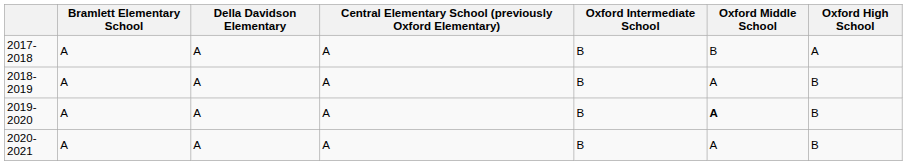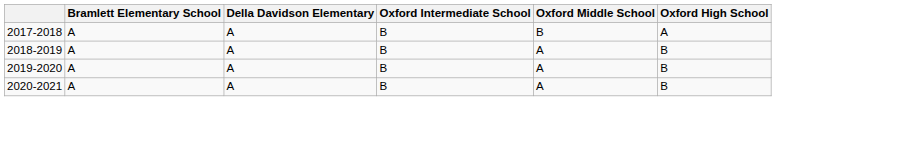- column: (447, 20)
(714, 113) bold -> (540, 68) normal
